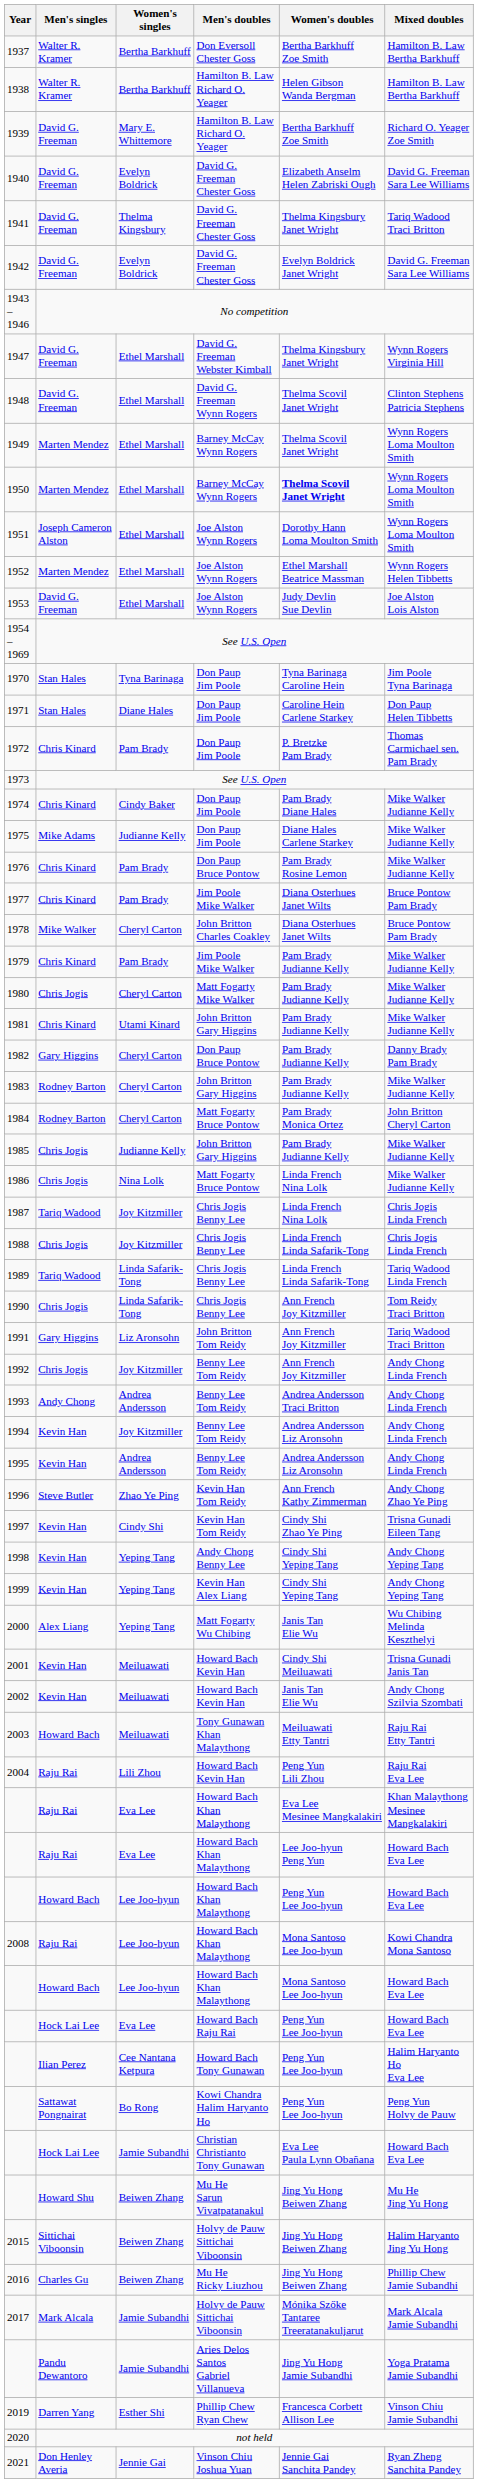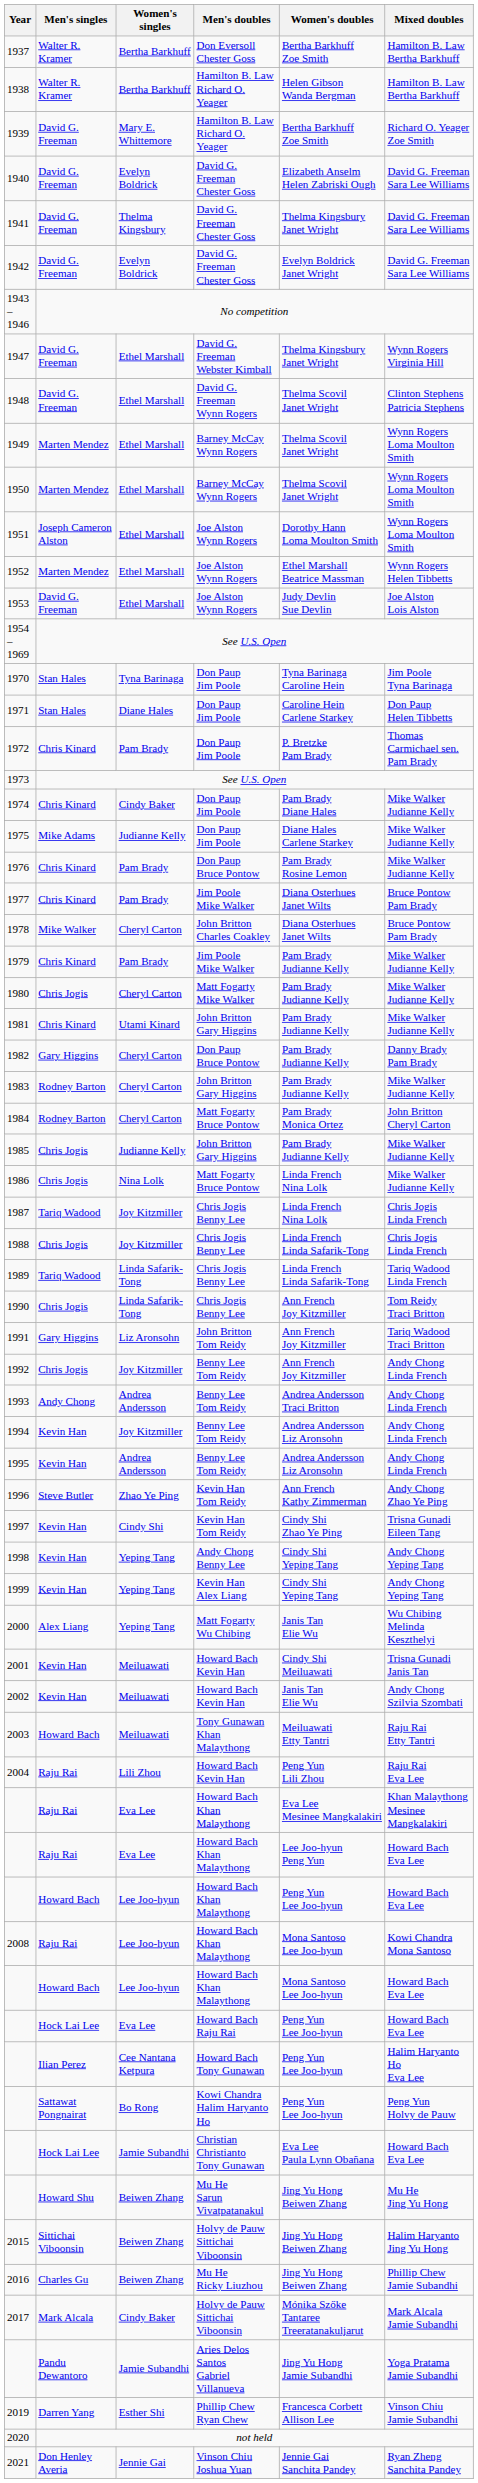(419, 223) Tariq Wadood Traci Britton -> (428, 223) David G. Freeman Sara Lee Williams
(316, 490) bold -> (314, 490) normal
(154, 2318) Jamie Subandhi -> (147, 2318) Cindy Baker
